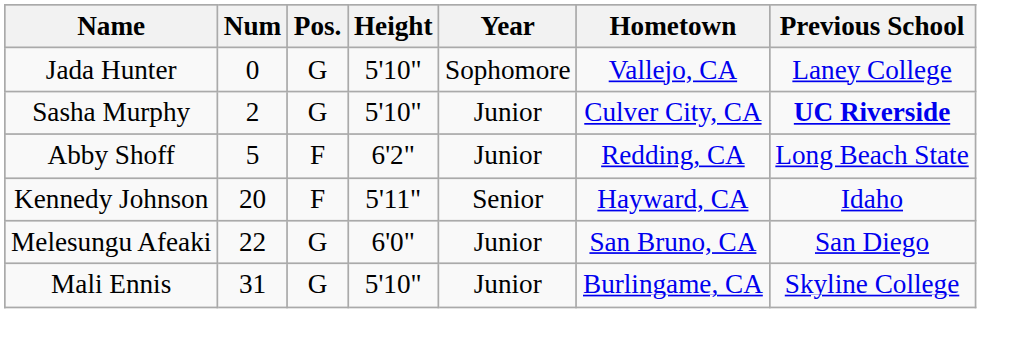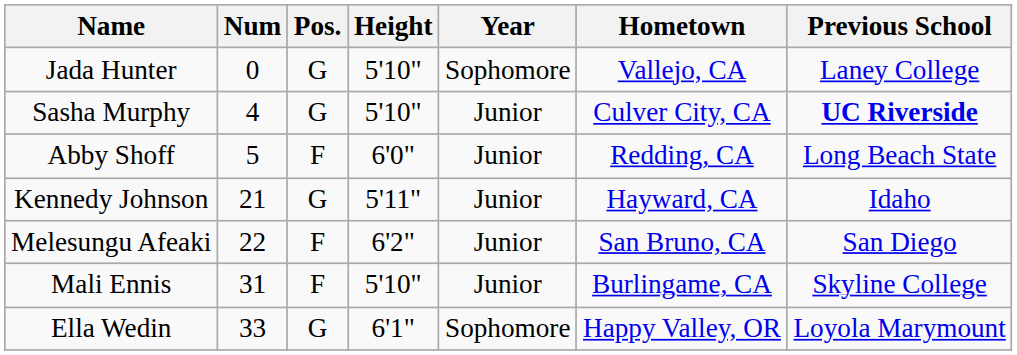(253, 112) 2 -> (253, 112) 4
(393, 155) 6'2" -> (393, 155) 6'0"
(253, 198) 20 -> (253, 198) 21
(318, 198) F -> (318, 198) G
(508, 198) Senior -> (508, 198) Junior
(318, 241) G -> (318, 241) F
(393, 241) 6'0" -> (393, 241) 6'2"
(318, 284) G -> (318, 284) F
+ row: (111, 328)
